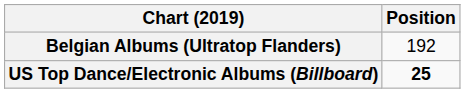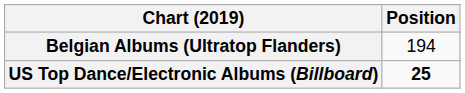(421, 46) 192 -> (421, 46) 194
